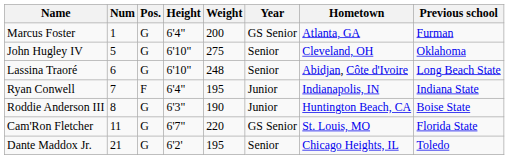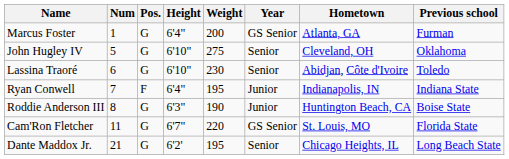(215, 70) 248 -> (215, 70) 230
(459, 70) Long Beach State -> (433, 70) Toledo
(433, 145) Toledo -> (459, 145) Long Beach State
